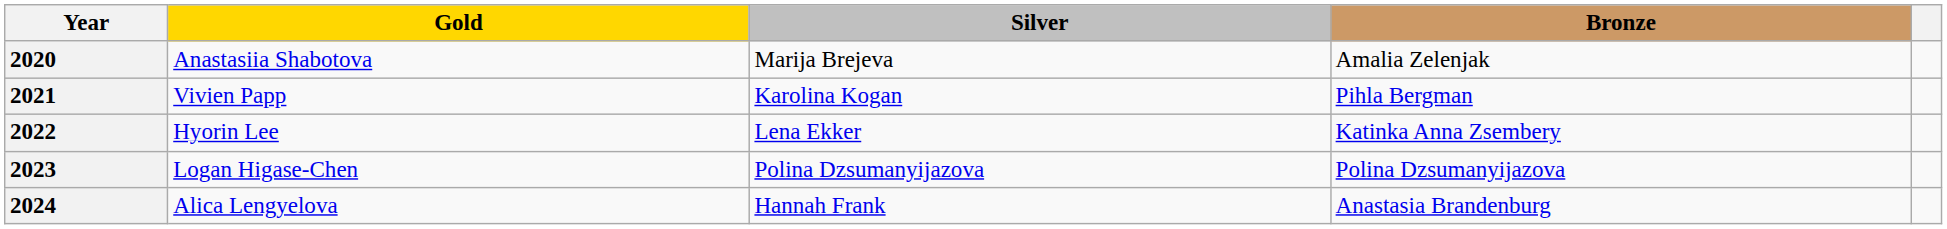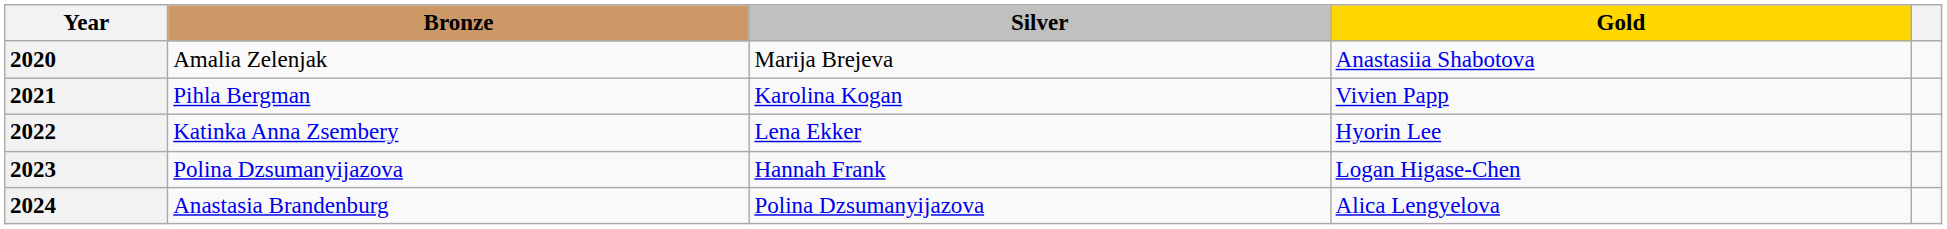columns swapped: (459, 22) <-> (1621, 22)
(869, 168) Polina Dzsumanyijazova -> (820, 168) Hannah Frank
(820, 205) Hannah Frank -> (869, 205) Polina Dzsumanyijazova
